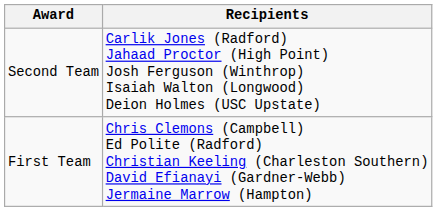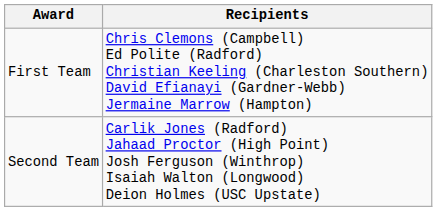rows swapped: (49, 161) <-> (53, 72)
